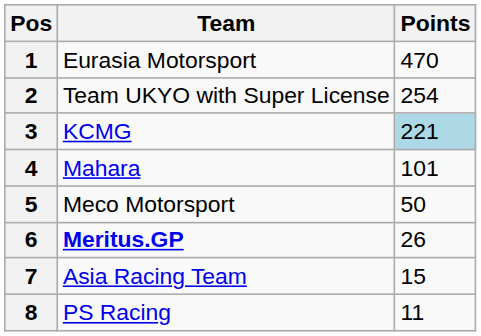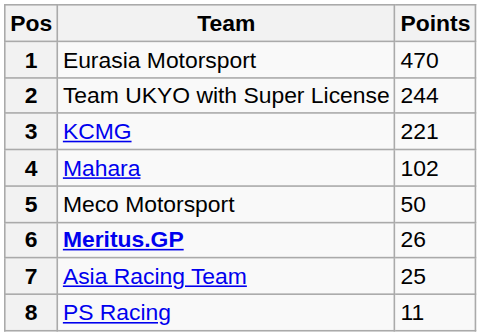(420, 96) 254 -> (420, 96) 244
(420, 132) lightblue background -> (420, 132) no background
(420, 168) 101 -> (420, 168) 102
(413, 276) 15 -> (413, 276) 25
